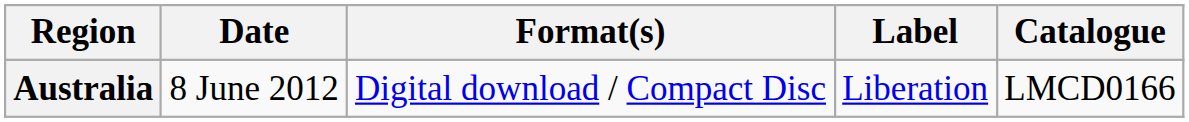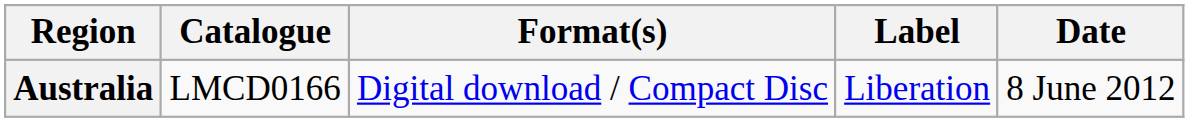columns swapped: (254, 32) <-> (1090, 32)
